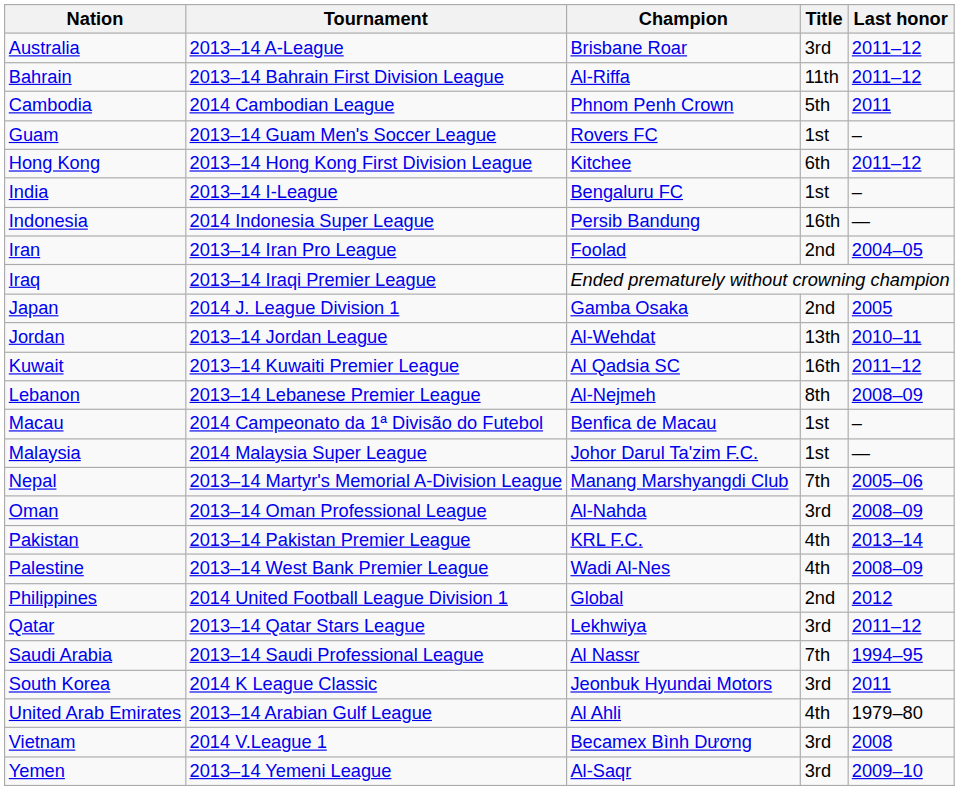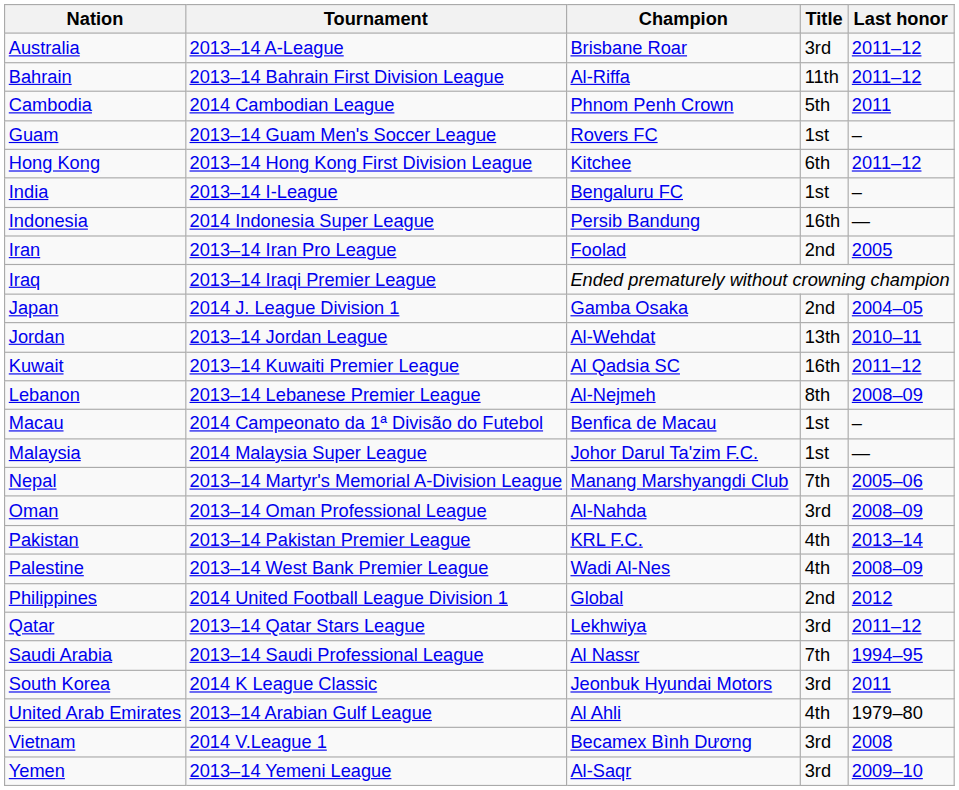(887, 250) 2004–05 -> (872, 250) 2005
(872, 308) 2005 -> (887, 308) 2004–05
